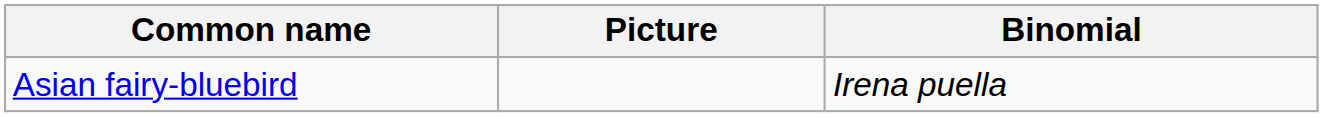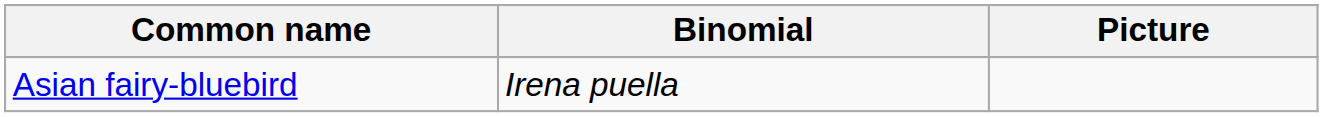columns swapped: (1071, 30) <-> (661, 30)
